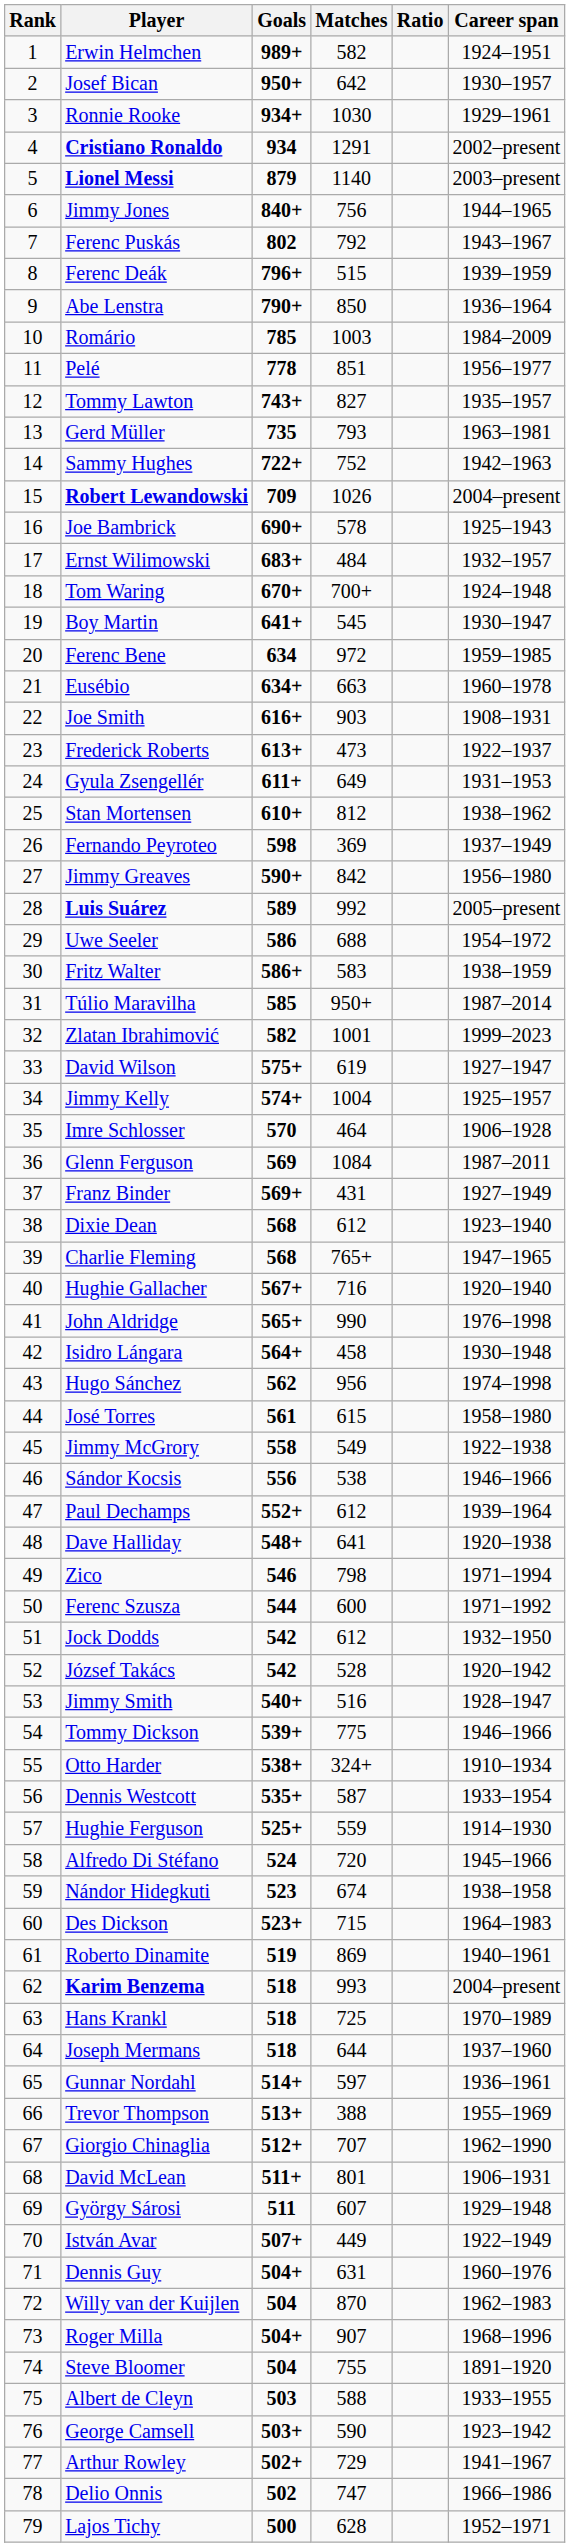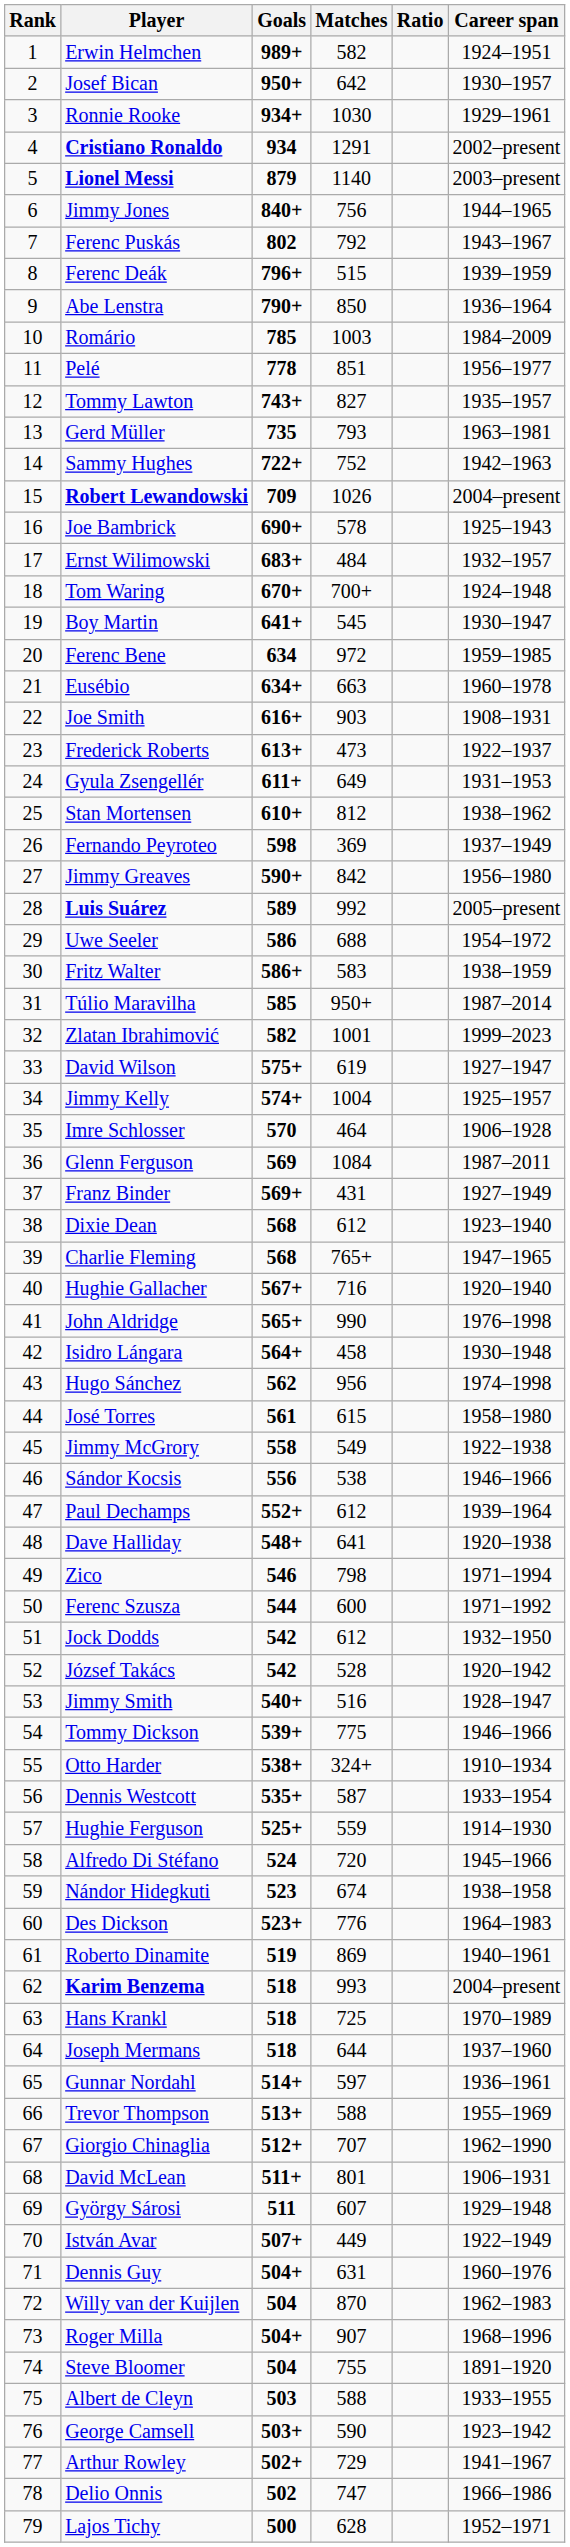(351, 1923) 715 -> (351, 1923) 776
(351, 2113) 388 -> (351, 2113) 588
